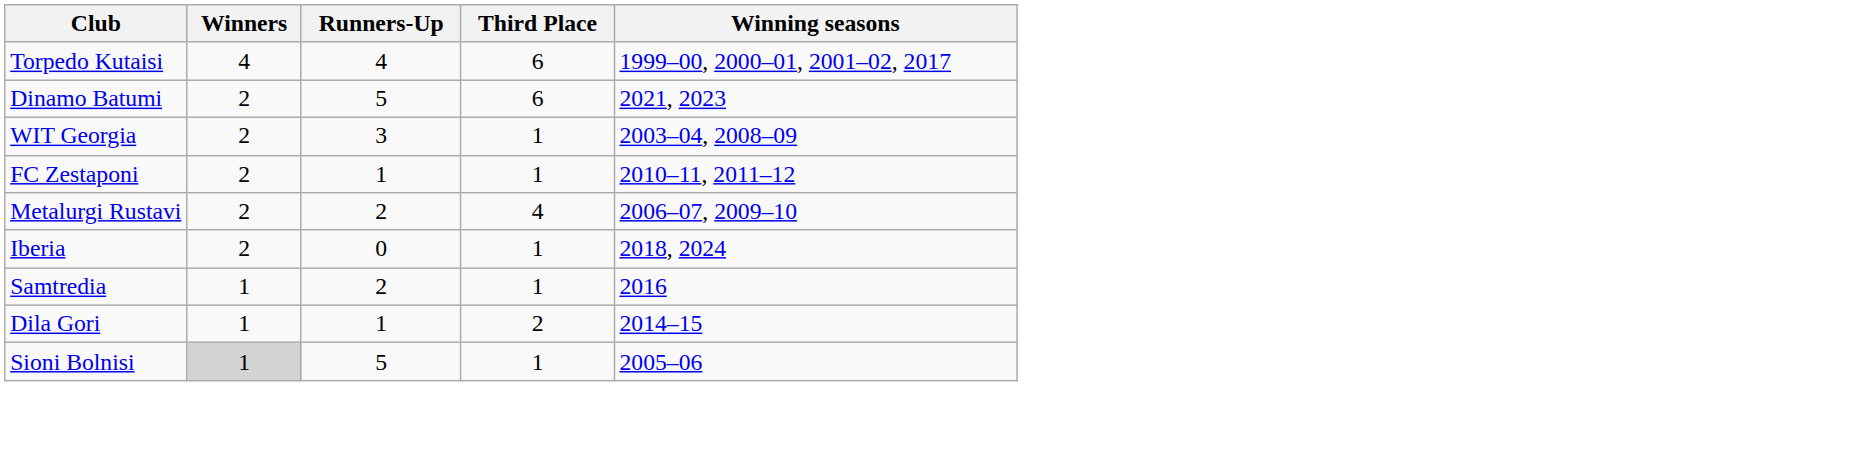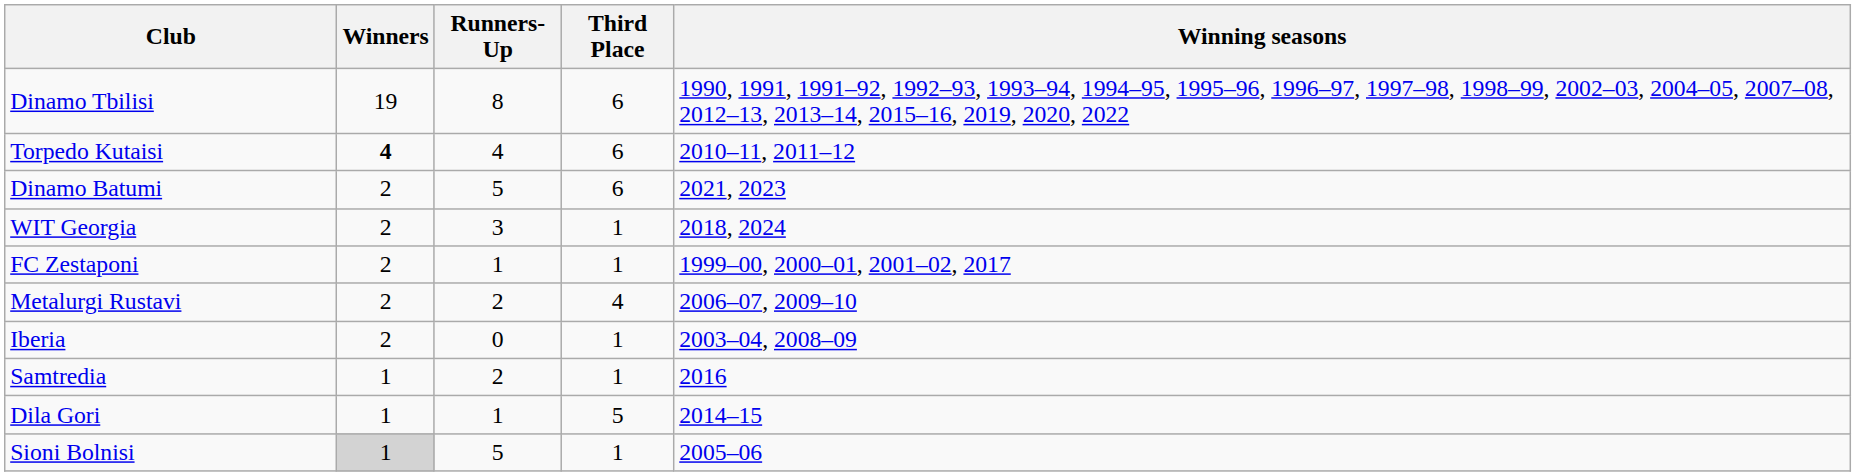+ row: (82, 100)
(244, 60) normal -> (386, 151) bold
(785, 60) 1999–00, 2000–01, 2001–02, 2017 -> (767, 151) 2010–11, 2011–12
(708, 135) 2003–04, 2008–09 -> (733, 226) 2018, 2024
(707, 173) 2010–11, 2011–12 -> (845, 264) 1999–00, 2000–01, 2001–02, 2017
(673, 248) 2018, 2024 -> (768, 339) 2003–04, 2008–09
(538, 323) 2 -> (618, 414) 5
